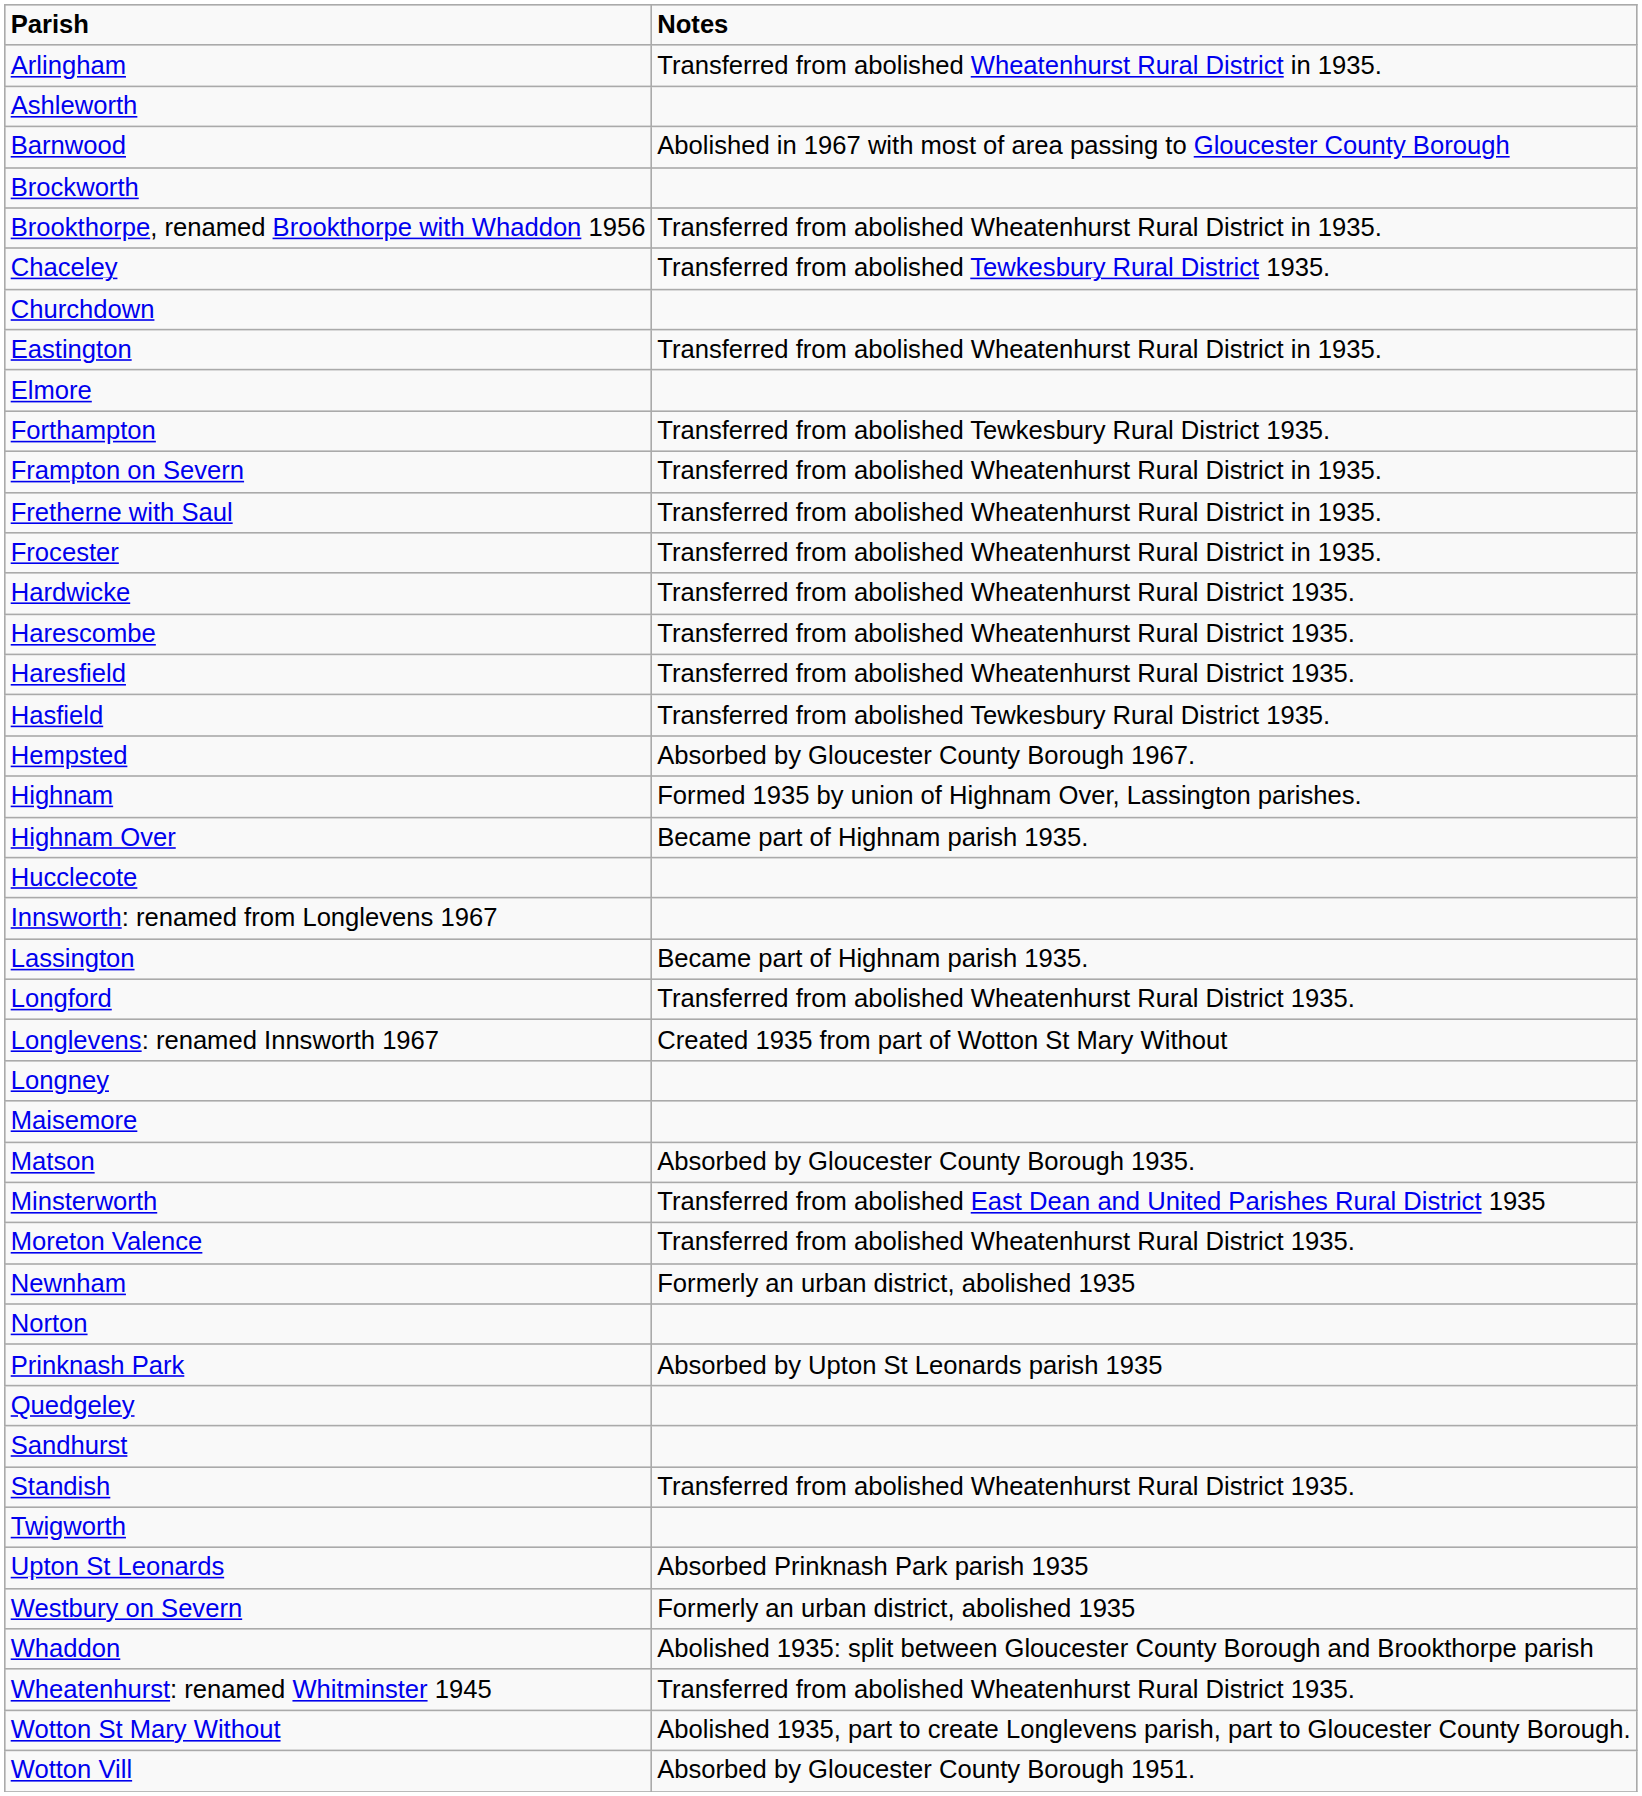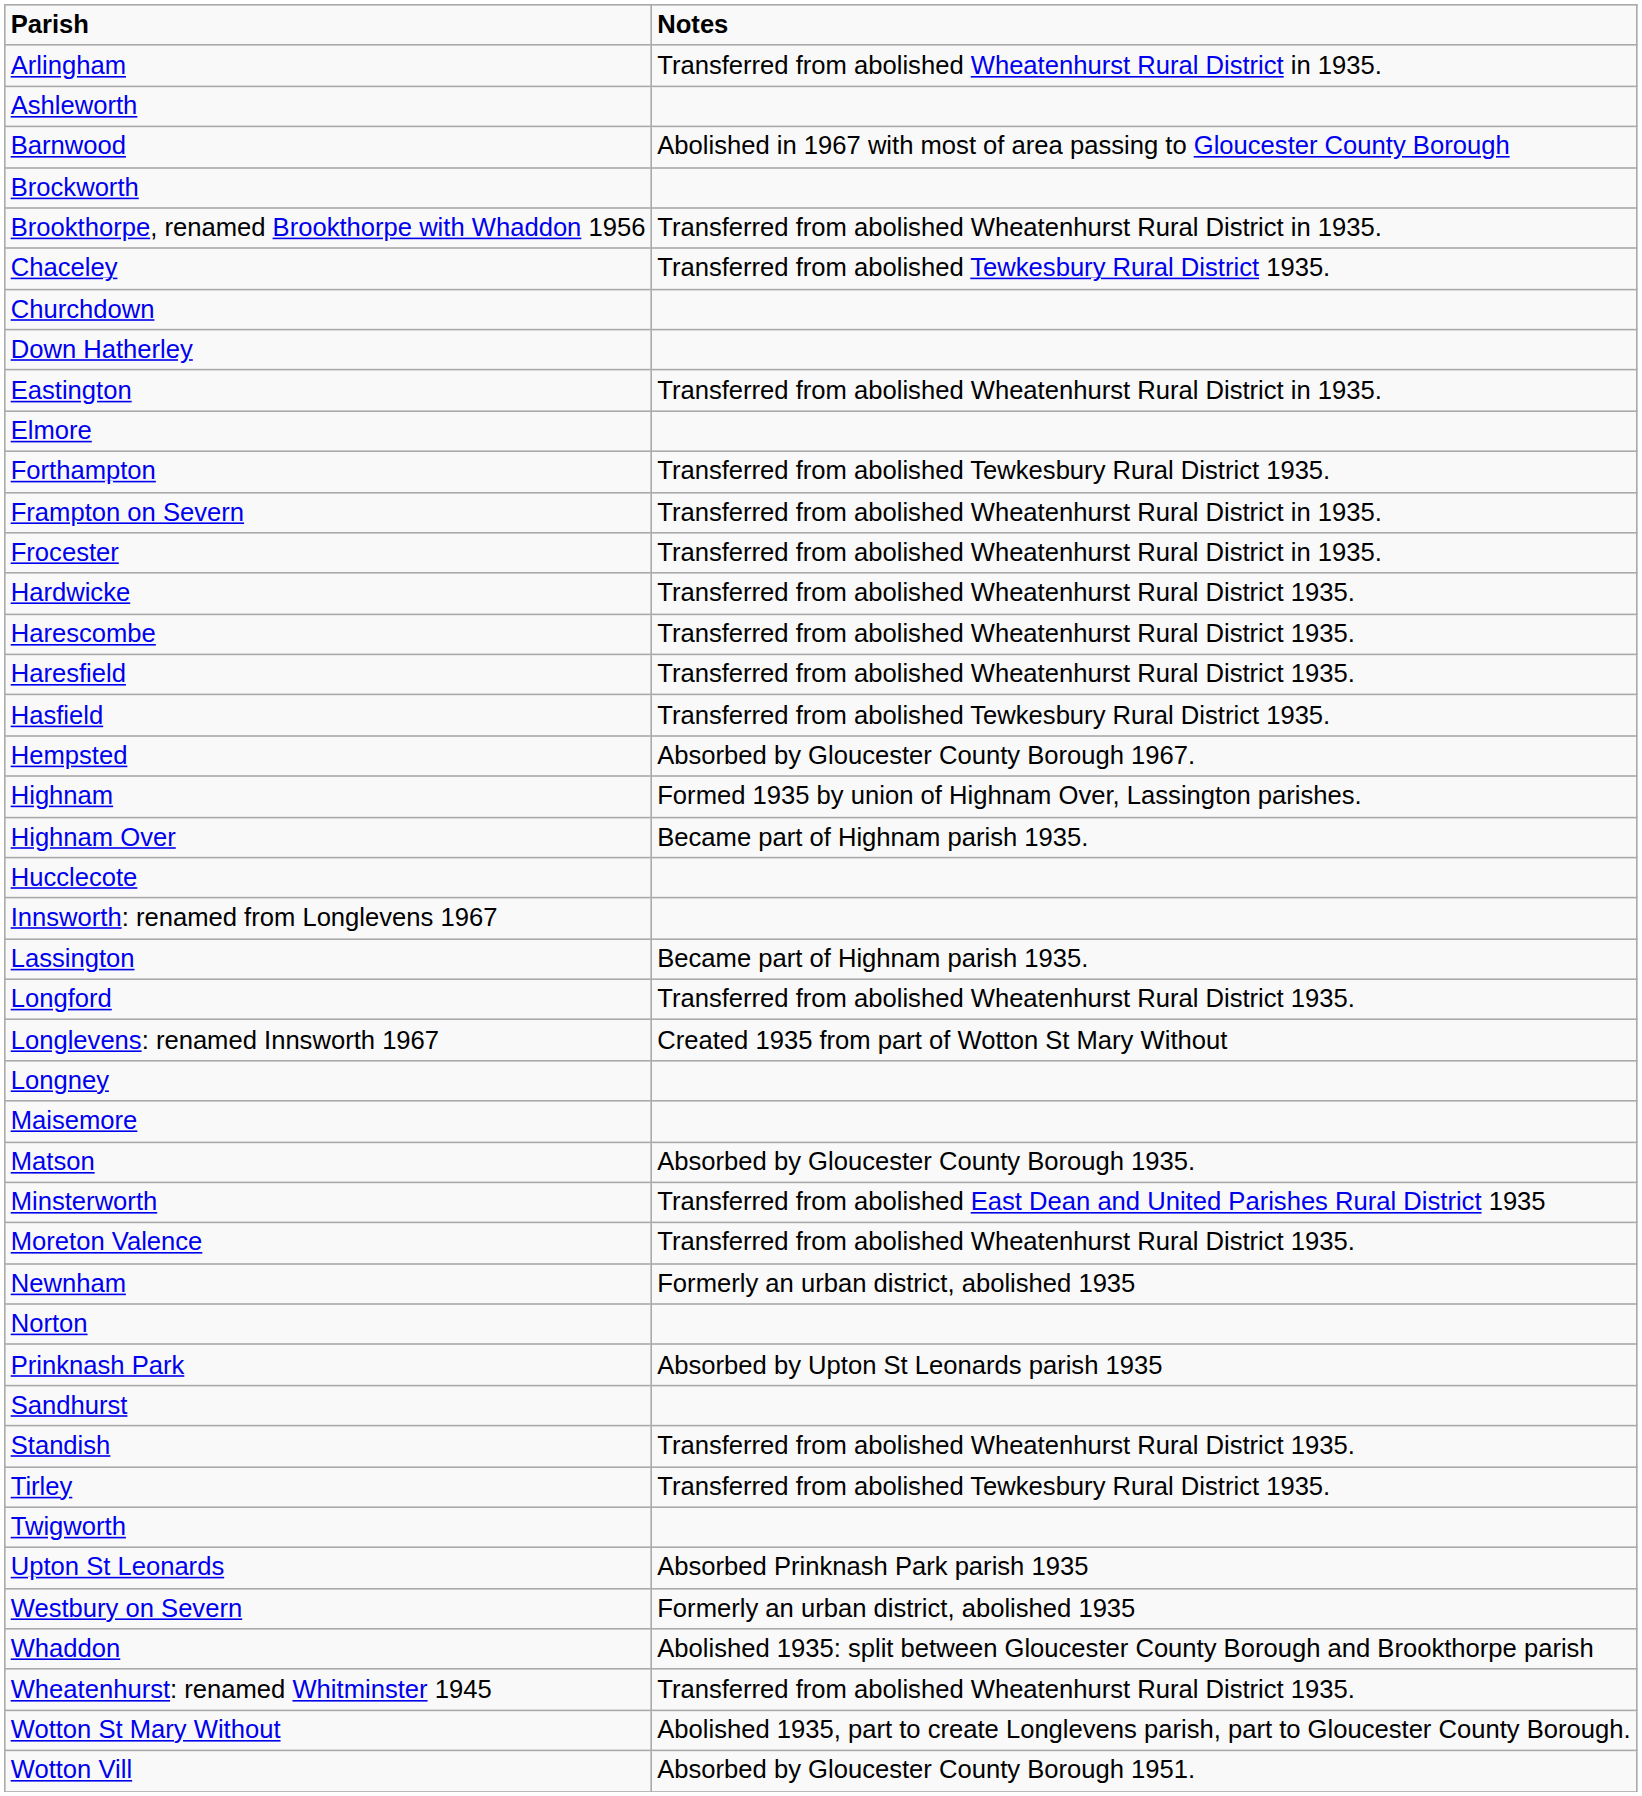+ row: (102, 349)
- row: (122, 512)
- row: (73, 1405)
+ row: (42, 1486)
